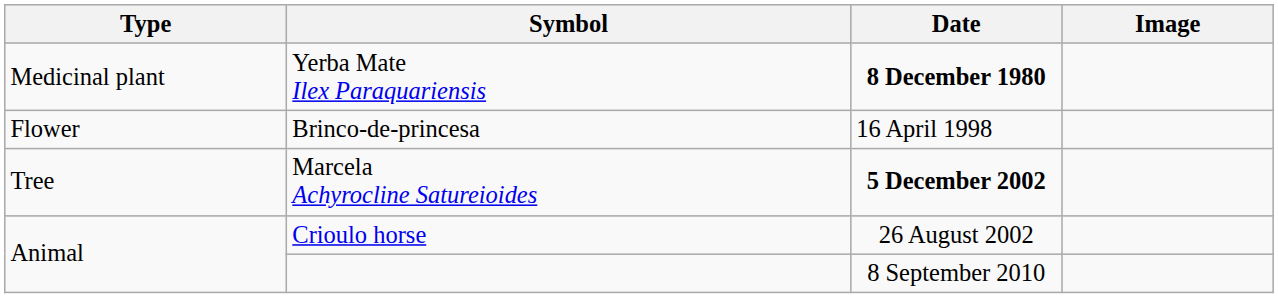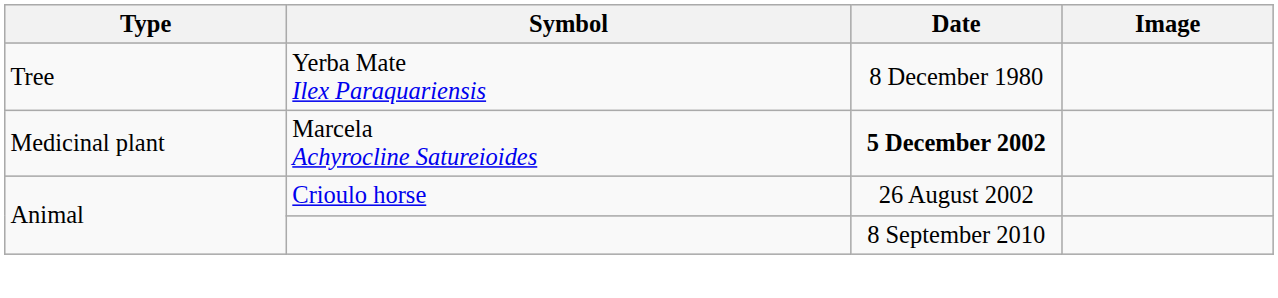(88, 76) Medicinal plant -> (32, 76) Tree
(956, 76) bold -> (956, 76) normal
- row: (386, 129)
(32, 181) Tree -> (88, 142) Medicinal plant
